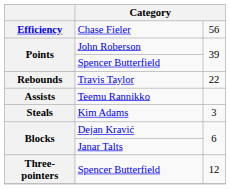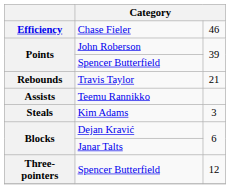(214, 29) 56 -> (214, 29) 46
(214, 79) 22 -> (214, 79) 21
